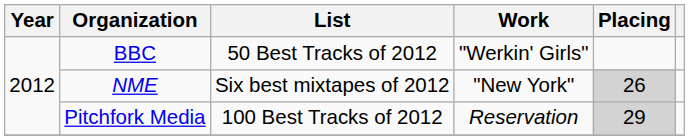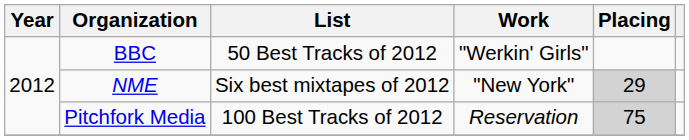(634, 85) 26 -> (634, 85) 29
(634, 118) 29 -> (634, 118) 75
